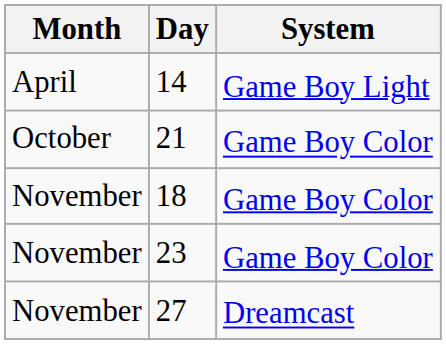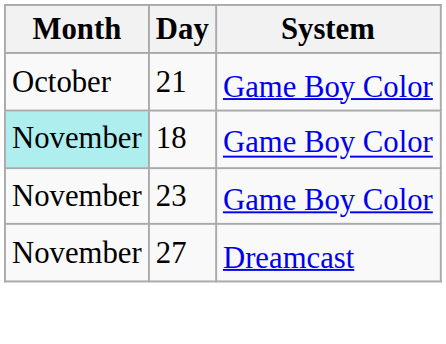- row: (171, 81)
(77, 195) no background -> (77, 138) paleturquoise background
